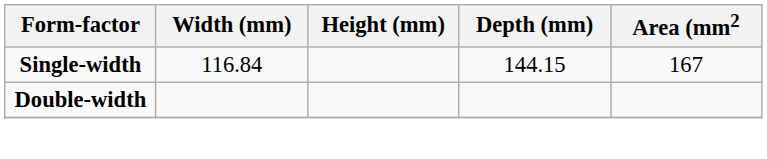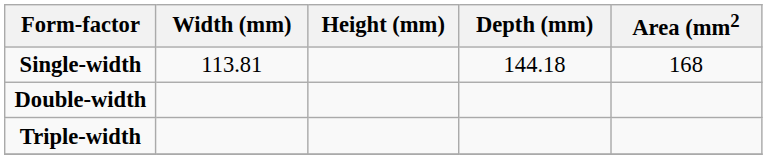(232, 64) 116.84 -> (232, 64) 113.81
(535, 64) 144.15 -> (535, 64) 144.18
(686, 64) 167 -> (686, 64) 168
+ row: (80, 135)
